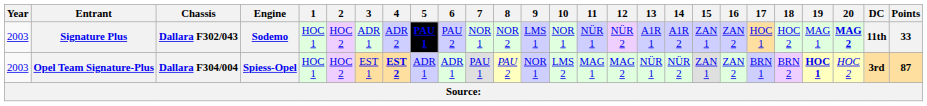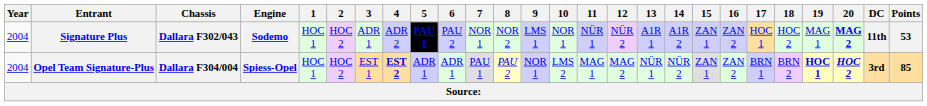(18, 37) 2003 -> (18, 37) 2004
(906, 37) 33 -> (906, 37) 53
(18, 67) 2003 -> (18, 67) 2004
(848, 67) normal -> (848, 67) bold
(906, 67) 87 -> (906, 67) 85
